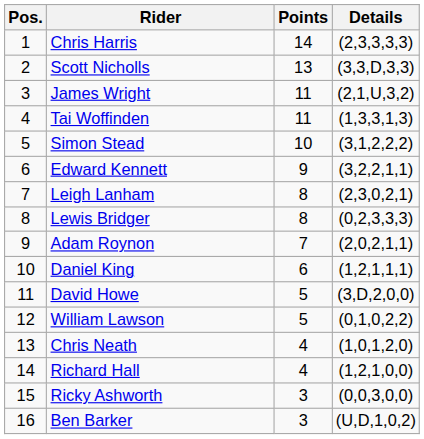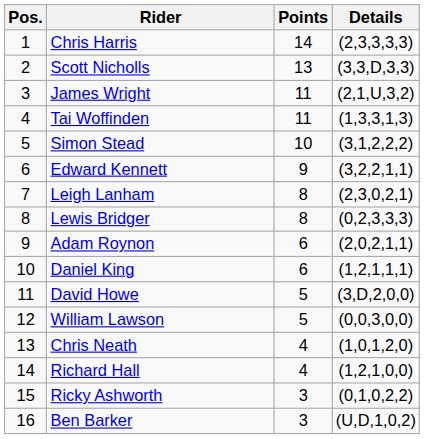(303, 244) 7 -> (303, 244) 6
(376, 320) (0,1,0,2,2) -> (376, 320) (0,0,3,0,0)
(376, 396) (0,0,3,0,0) -> (376, 396) (0,1,0,2,2)
